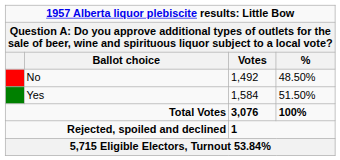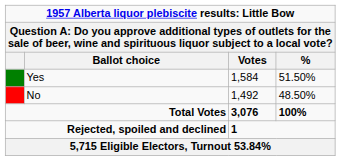rows swapped: (35, 95) <-> (34, 78)
